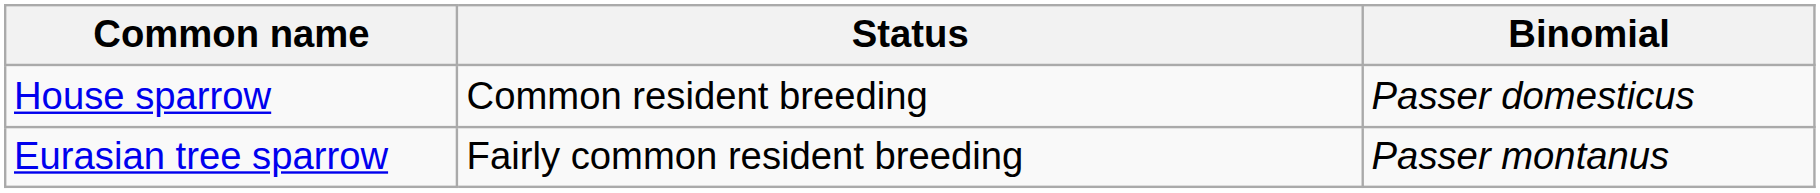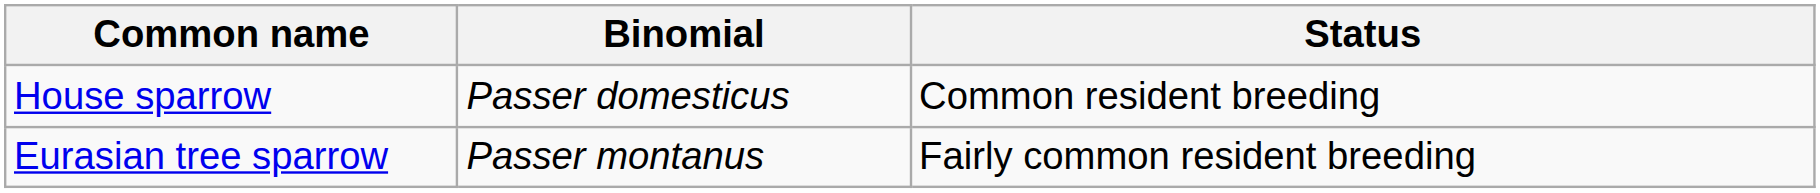columns swapped: (1589, 34) <-> (910, 34)
